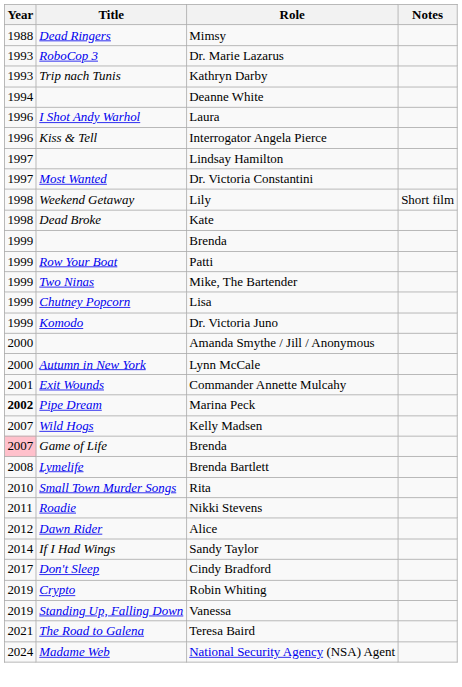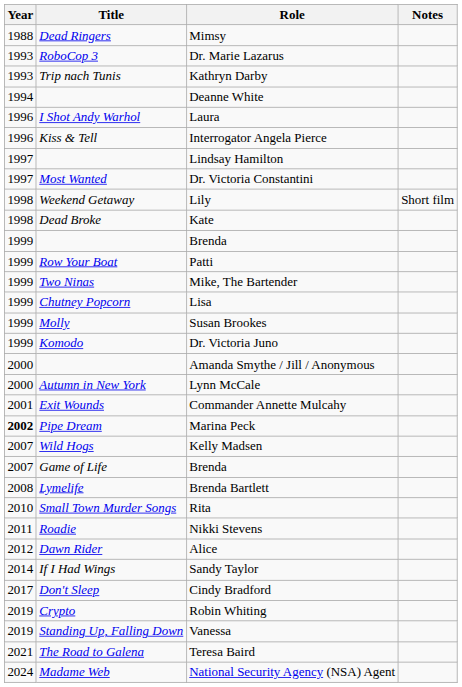+ row: (54, 323)
(20, 446) pink background -> (20, 466) no background
